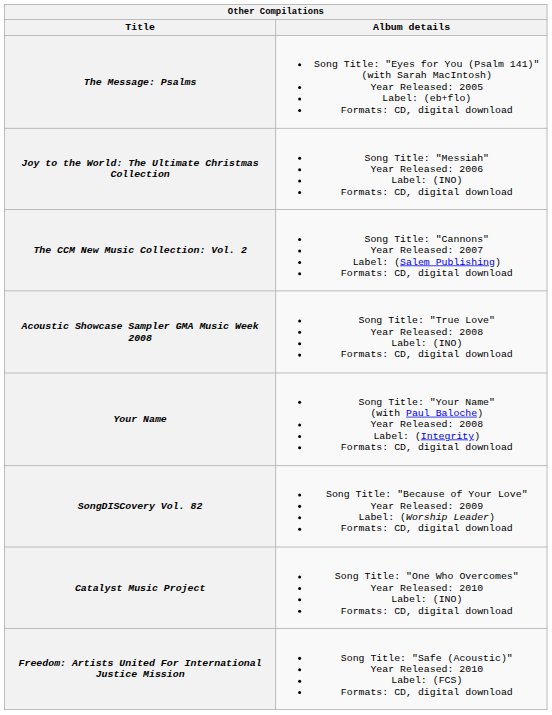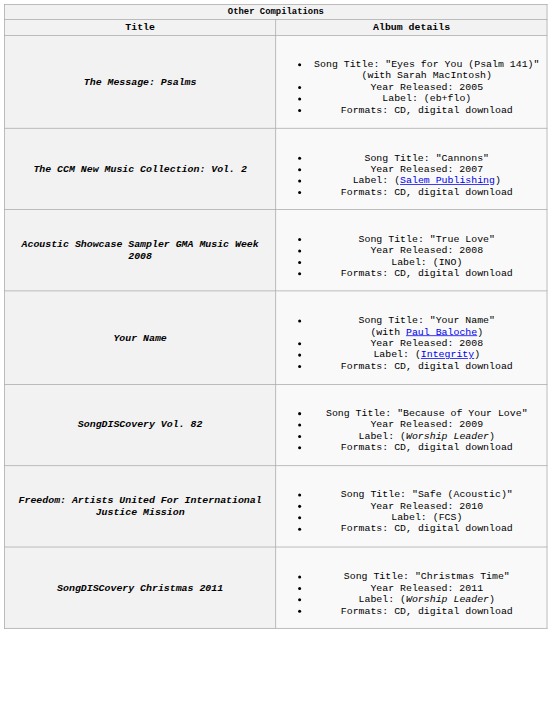- row: (140, 169)
- row: (140, 588)
+ row: (140, 588)
